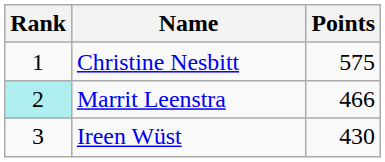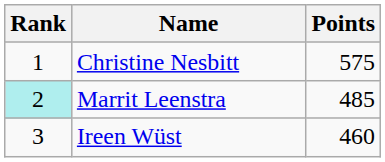(357, 99) 466 -> (357, 99) 485
(357, 136) 430 -> (357, 136) 460
